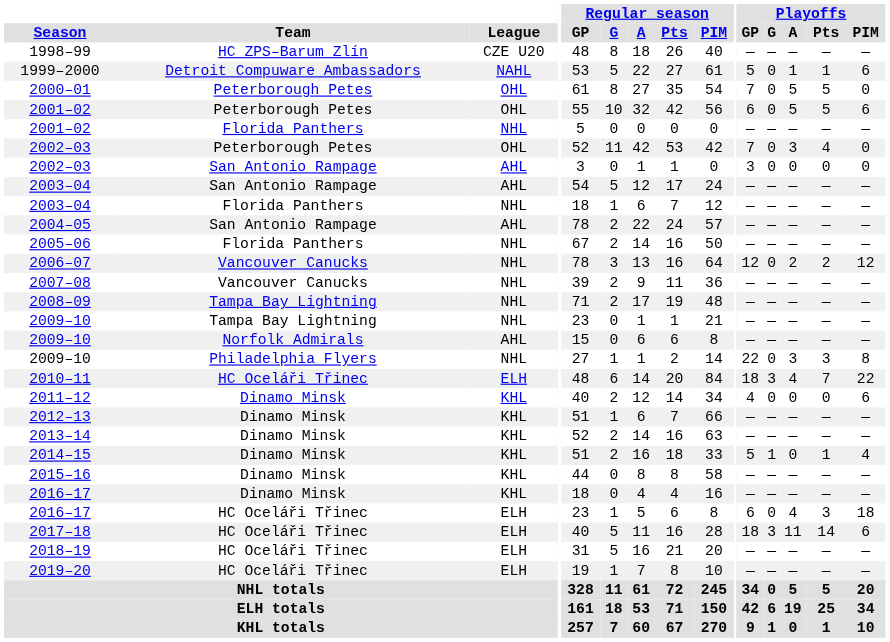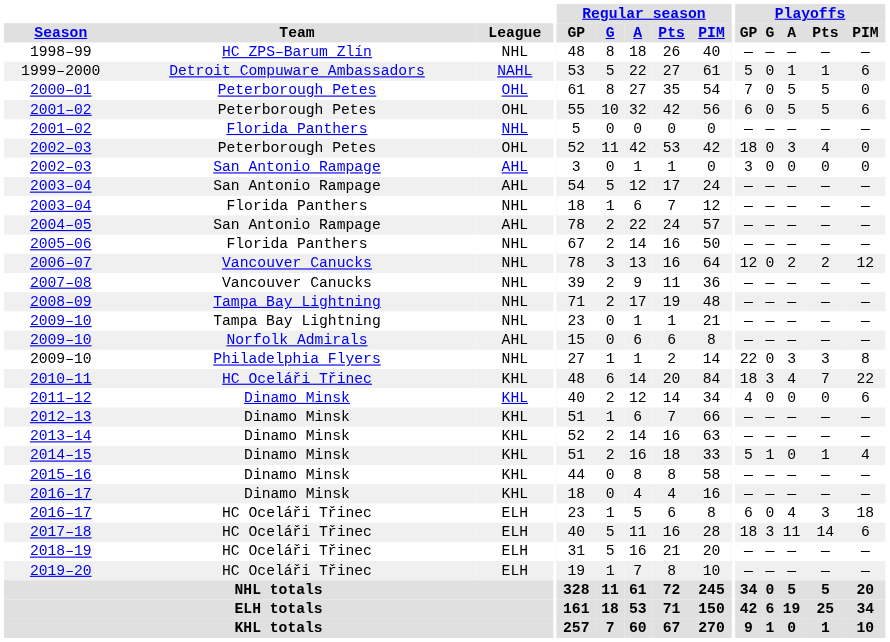(514, 52) CZE U20 -> (515, 52) NHL
(750, 148) 7 -> (748, 148) 18
(514, 379) ELH -> (515, 379) KHL
